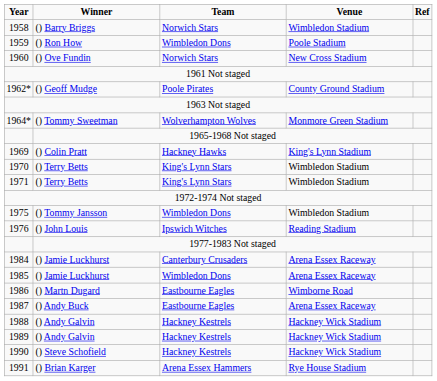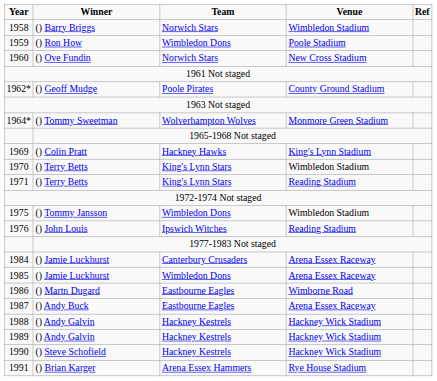(329, 182) Wimbledon Stadium -> (322, 182) Reading Stadium
